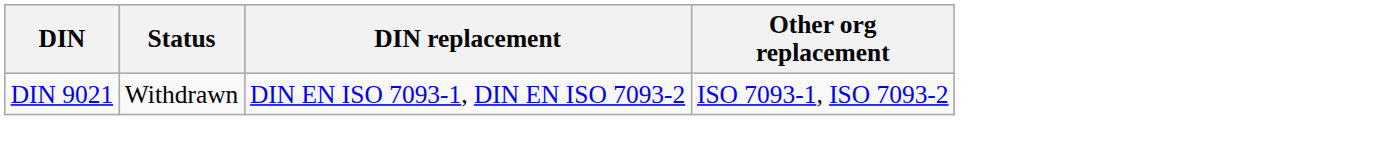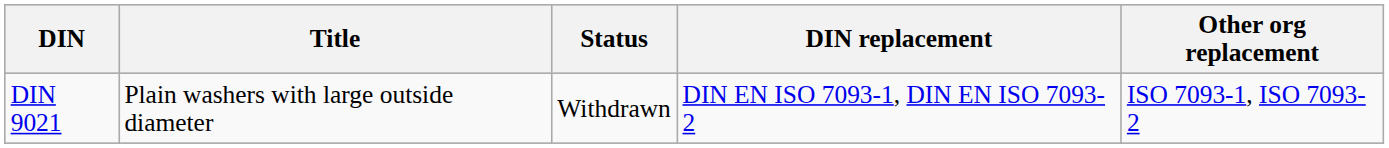+ column: (335, 38)
